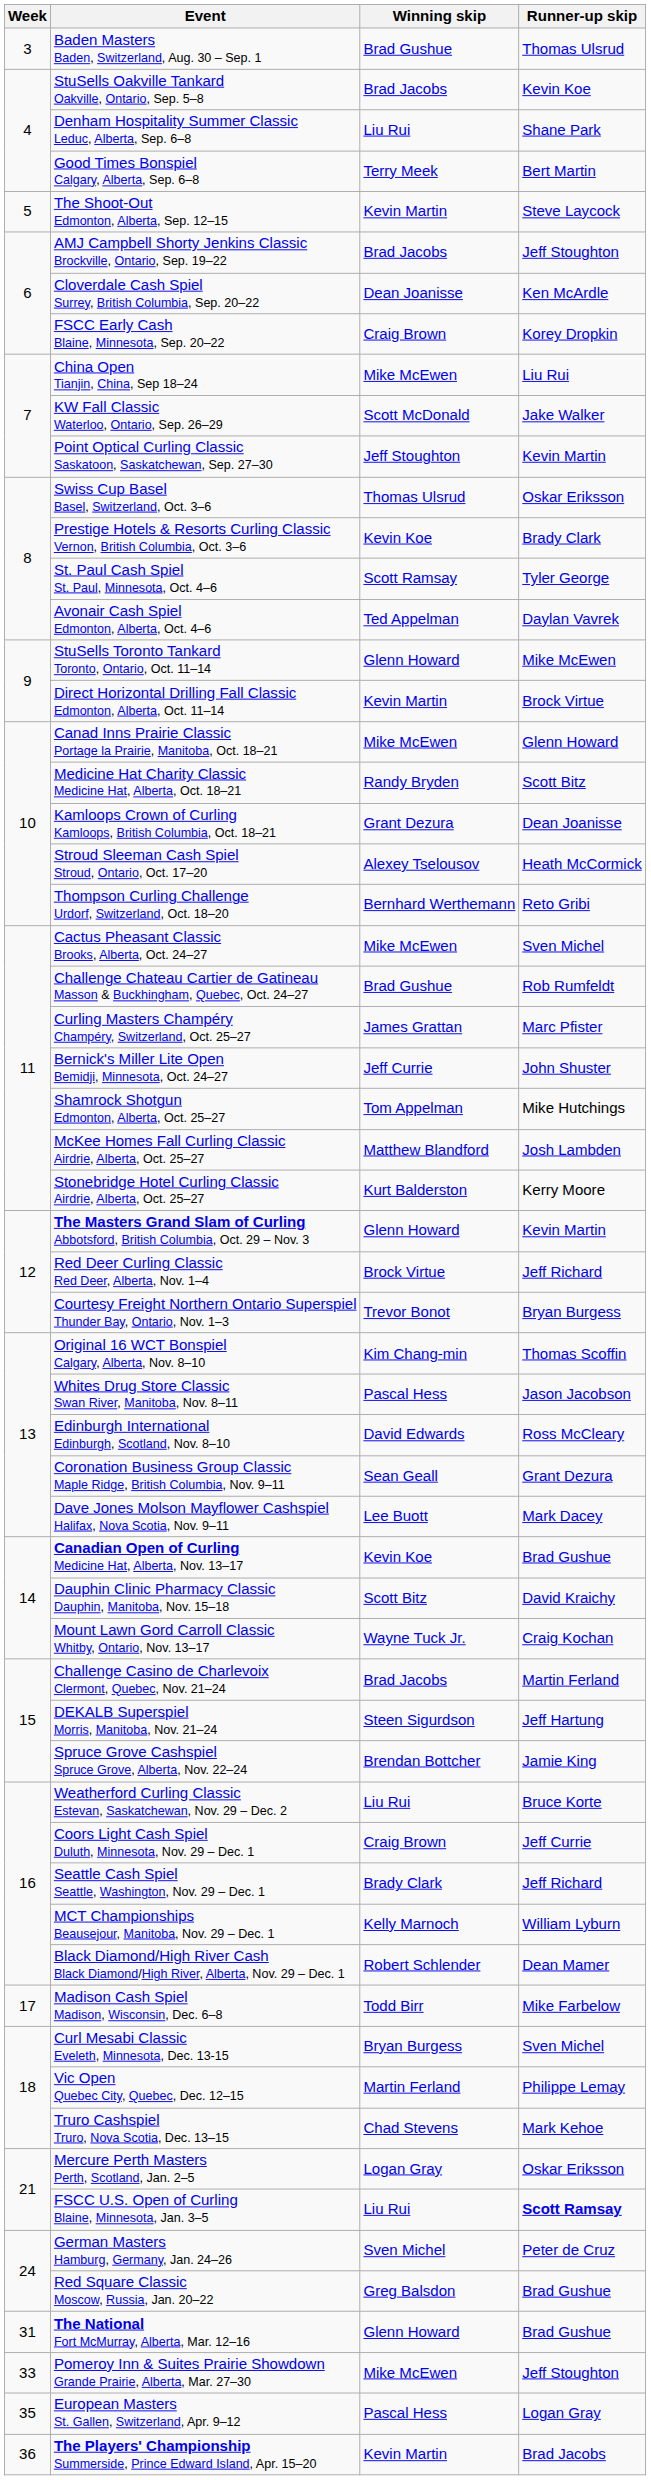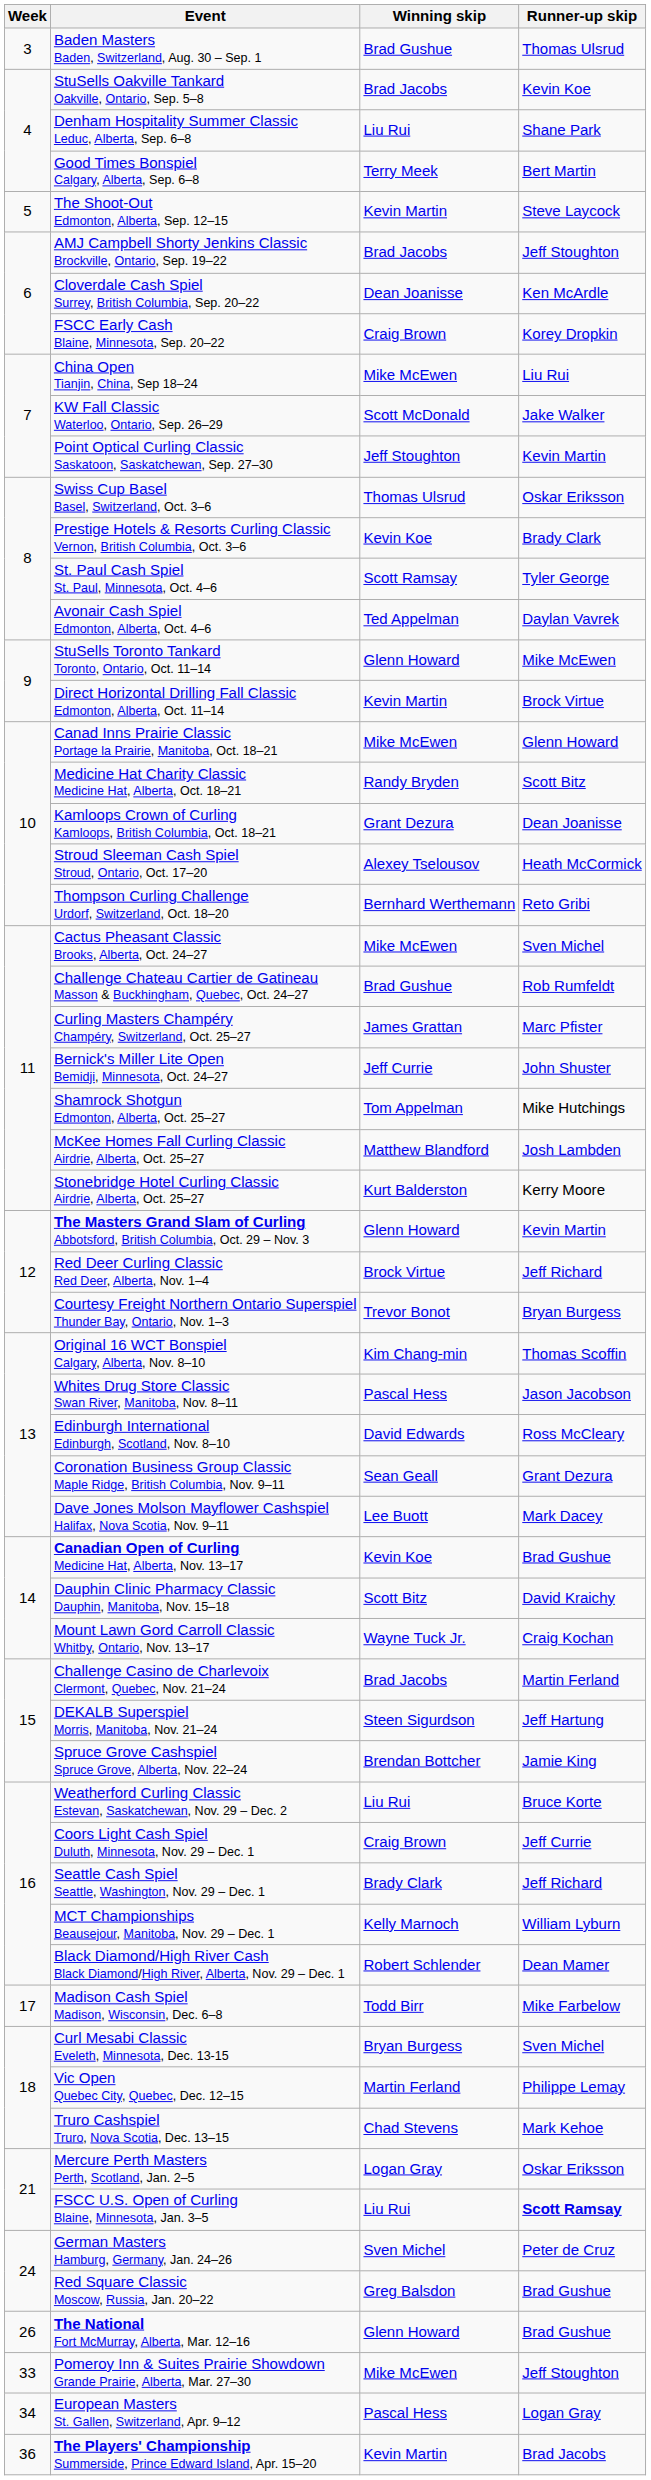(27, 2331) 31 -> (27, 2331) 26
(27, 2413) 35 -> (27, 2413) 34
